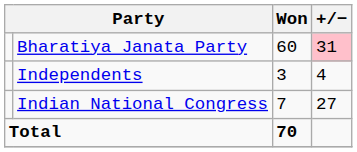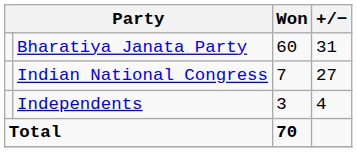(326, 47) pink background -> (326, 47) no background
rows swapped: (143, 104) <-> (80, 76)
